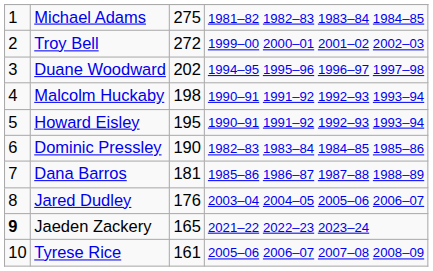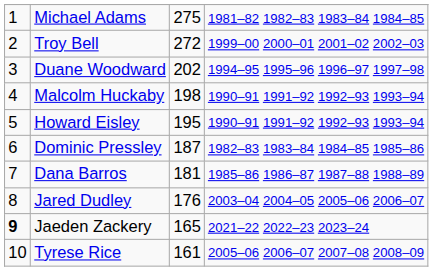(187, 148) 190 -> (187, 148) 187
